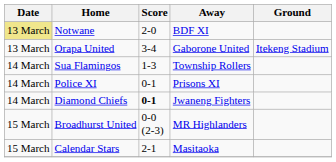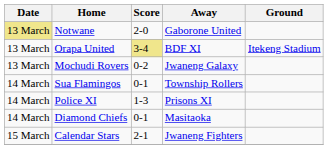(191, 30) BDF XI -> (203, 30) Gaborone United
(149, 48) no background -> (141, 48) khaki background
(211, 48) Gaborone United -> (183, 48) BDF XI
+ row: (92, 65)
(149, 65) 1-3 -> (141, 83) 0-1
(149, 83) 0-1 -> (141, 100) 1-3
(149, 100) bold -> (141, 118) normal
(212, 100) Jwaneng Fighters -> (188, 118) Masitaoka
- row: (96, 124)
(196, 148) Masitaoka -> (204, 135) Jwaneng Fighters
